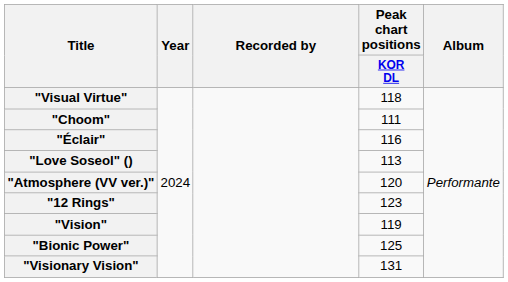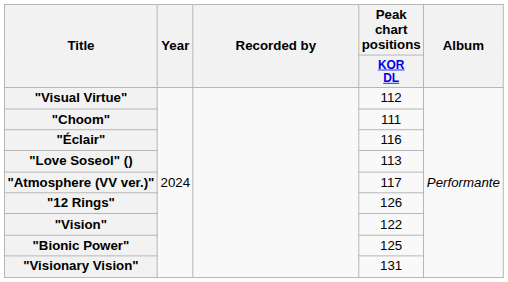(391, 98) 118 -> (391, 98) 112
(391, 182) 120 -> (391, 182) 117
(391, 203) 123 -> (391, 203) 126
(391, 224) 119 -> (391, 224) 122
